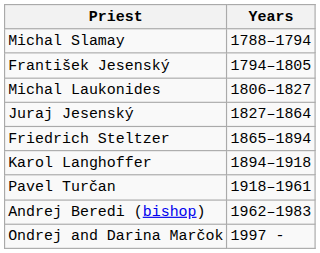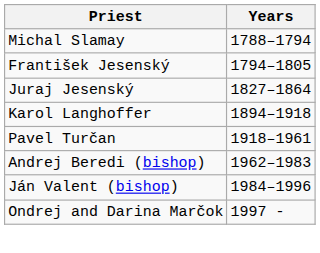- row: (84, 90)
- row: (89, 139)
+ row: (93, 187)
